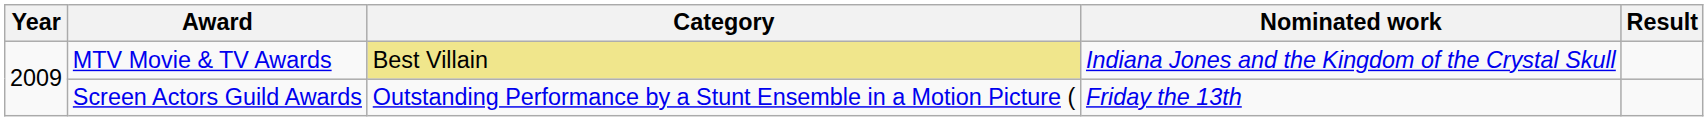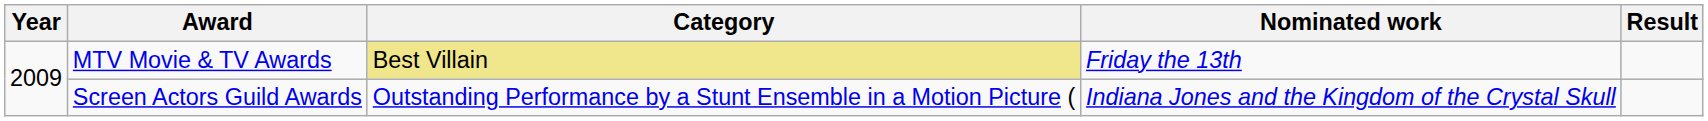(1351, 60) Indiana Jones and the Kingdom of the Crystal Skull -> (1164, 60) Friday the 13th
(1164, 97) Friday the 13th -> (1351, 97) Indiana Jones and the Kingdom of the Crystal Skull
